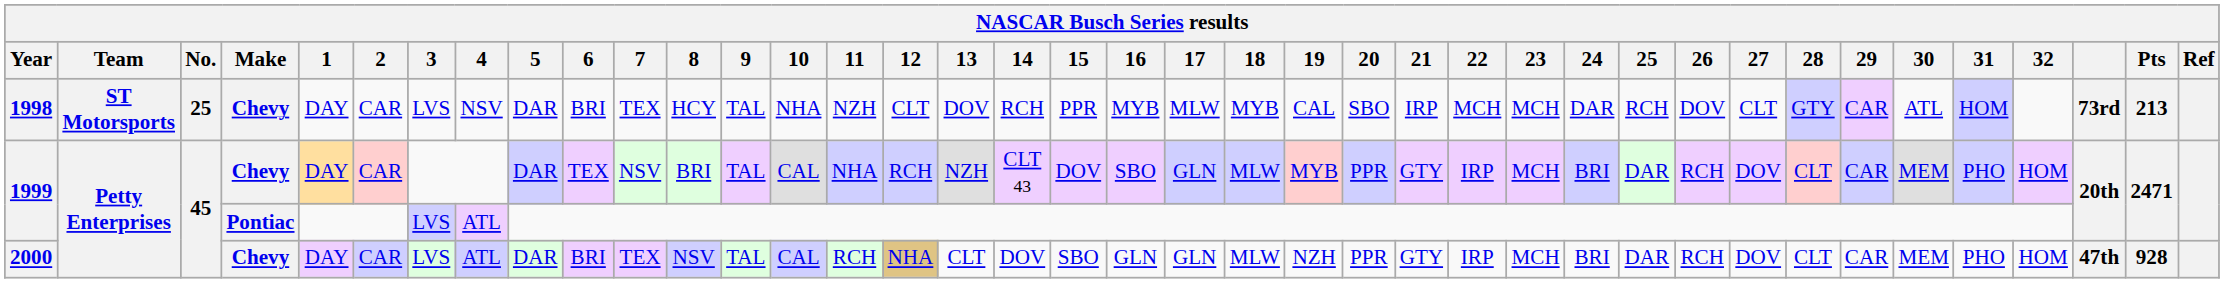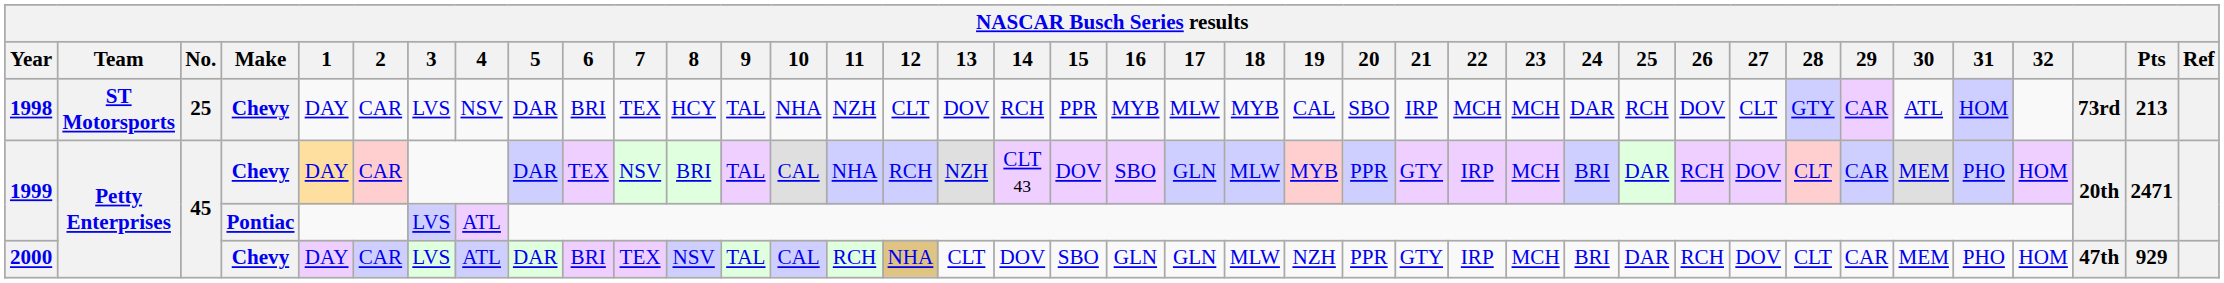(2152, 258) 928 -> (2152, 258) 929
